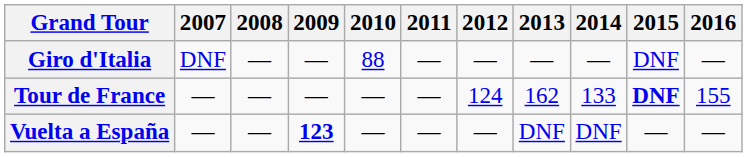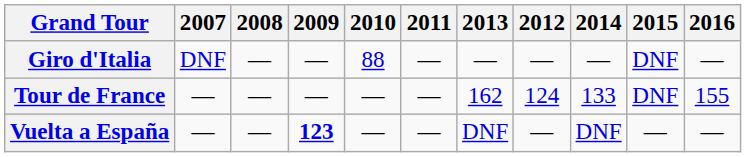columns swapped: (485, 22) <-> (542, 22)
(656, 95) bold -> (655, 95) normal
